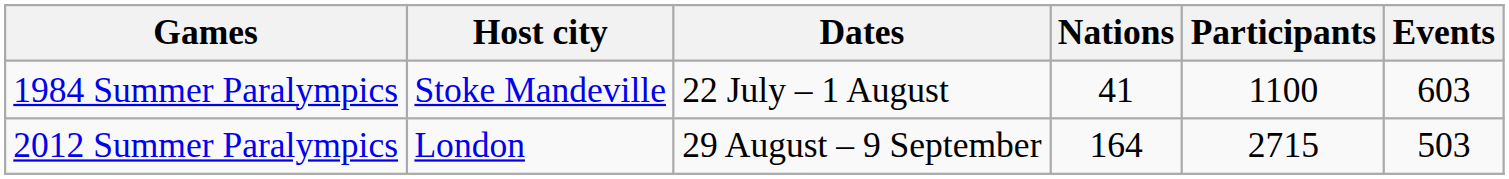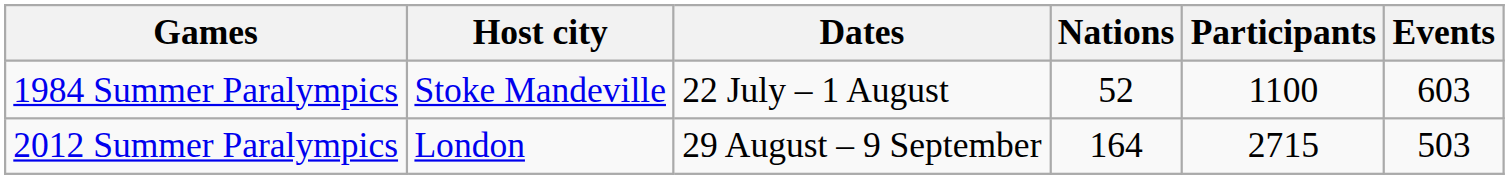(1116, 88) 41 -> (1116, 88) 52
